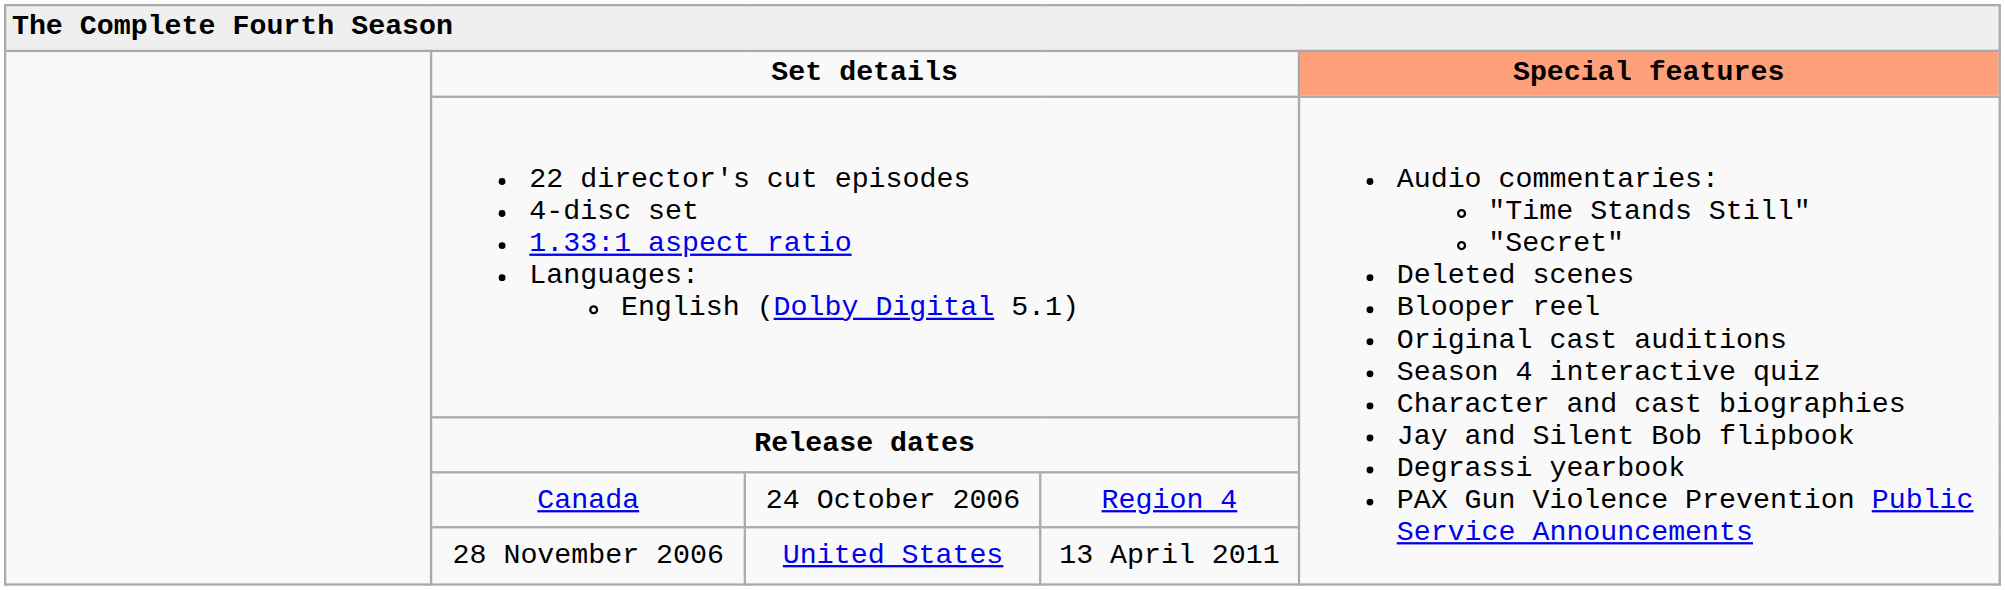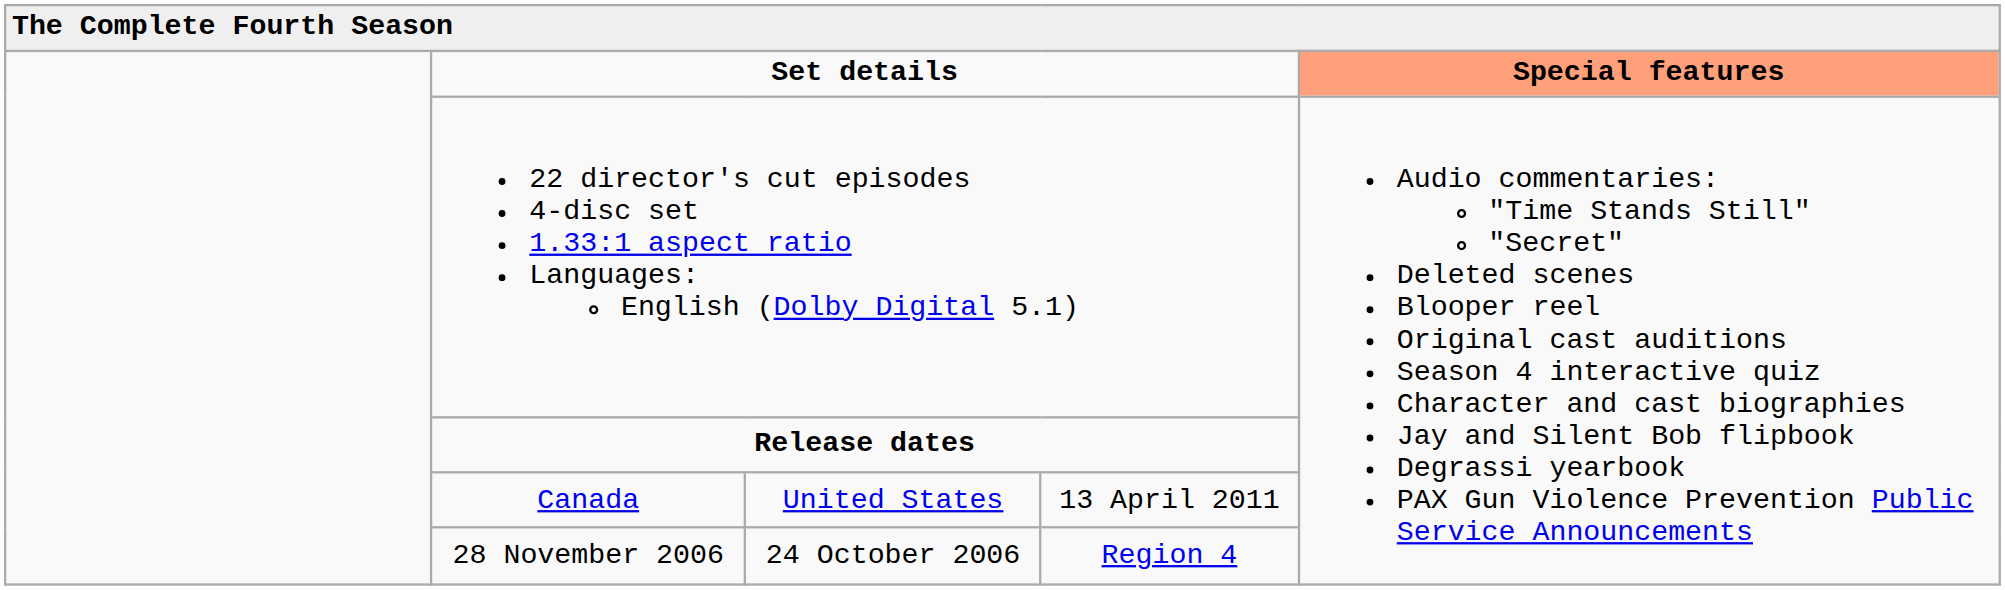(893, 500) 24 October 2006 -> (893, 500) United States
(1169, 500) Region 4 -> (1169, 500) 13 April 2011
(893, 556) United States -> (893, 556) 24 October 2006
(1169, 556) 13 April 2011 -> (1169, 556) Region 4
